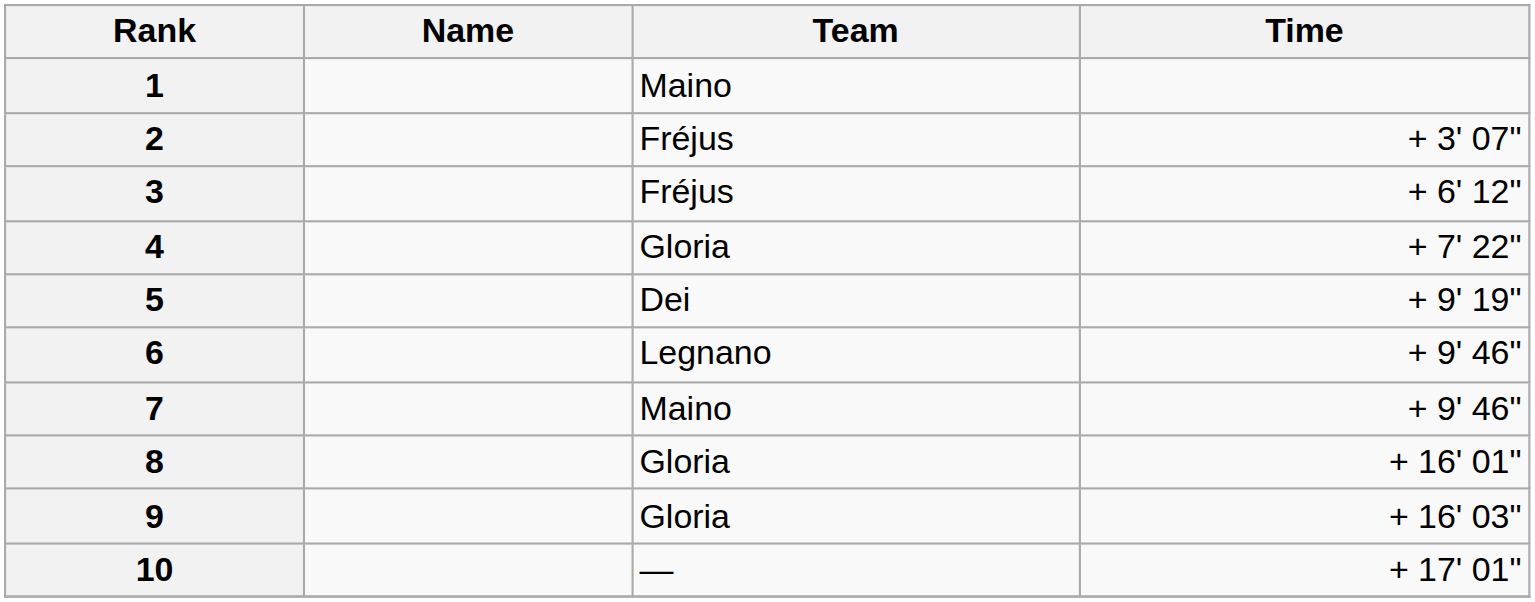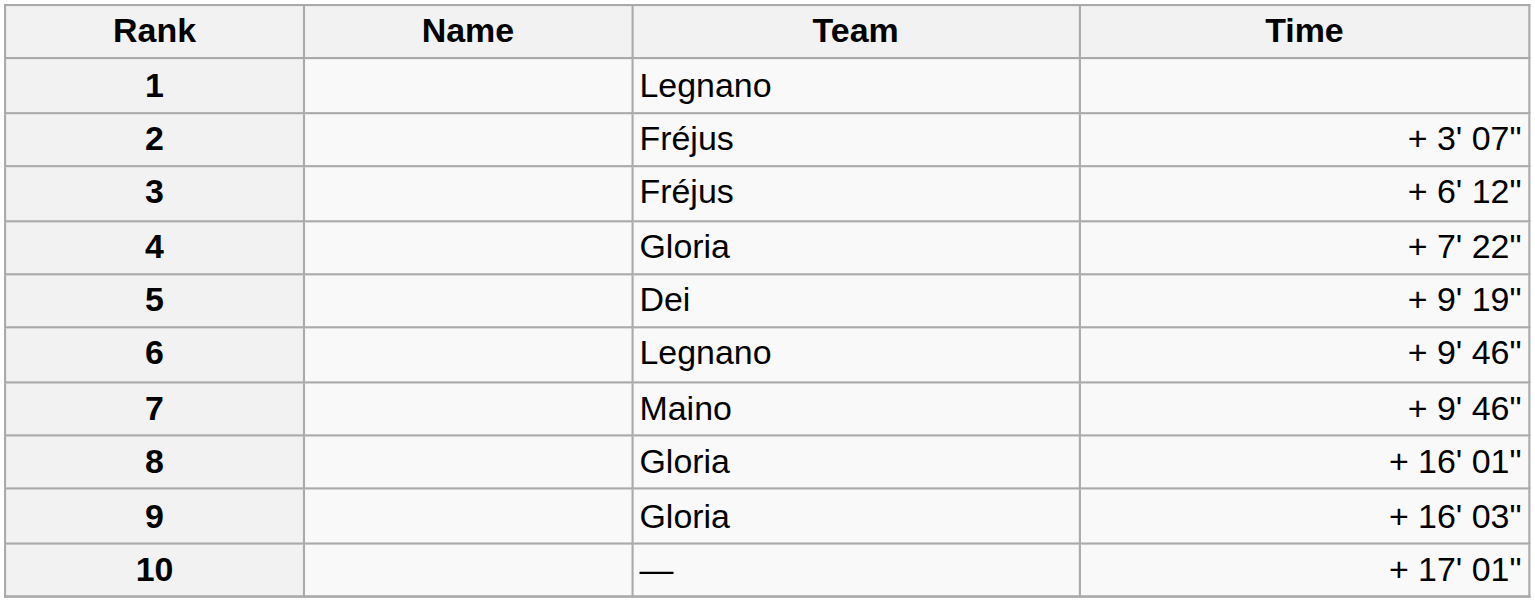(686, 85) Maino -> (706, 85) Legnano
